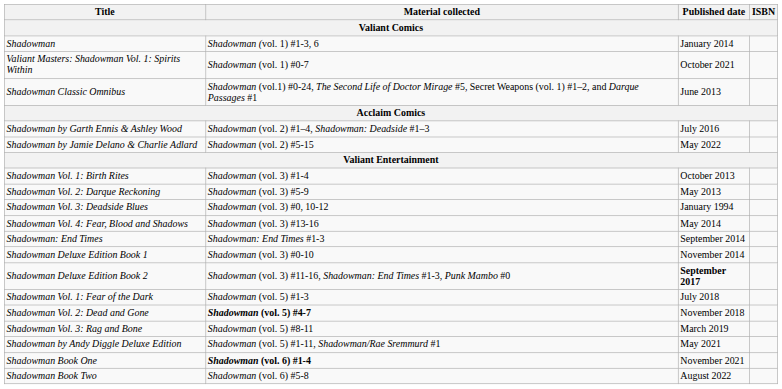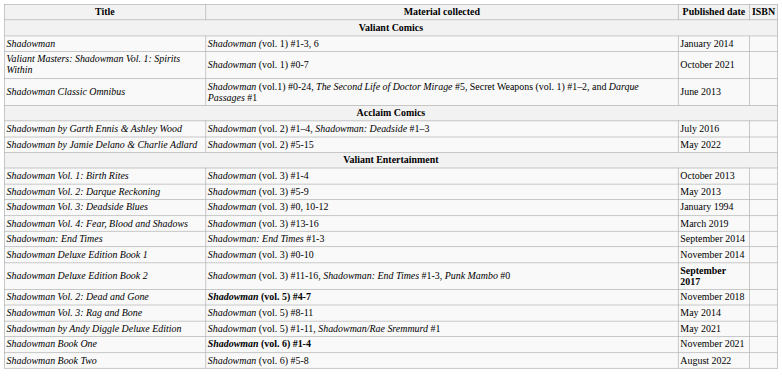(701, 223) May 2014 -> (704, 223) March 2019
- row: (80, 297)
(704, 329) March 2019 -> (701, 313) May 2014
